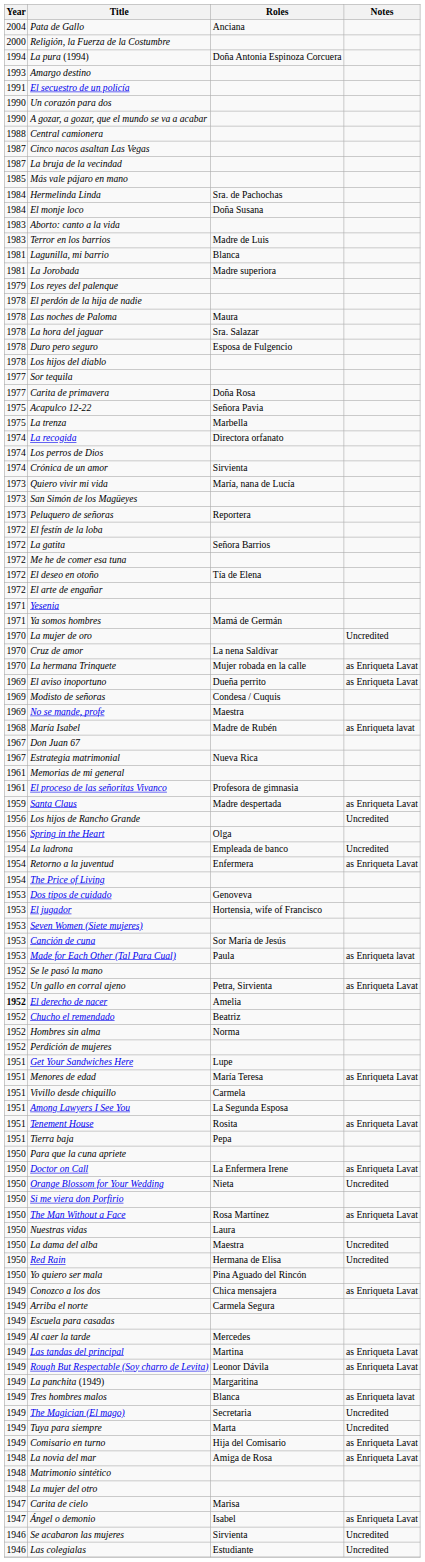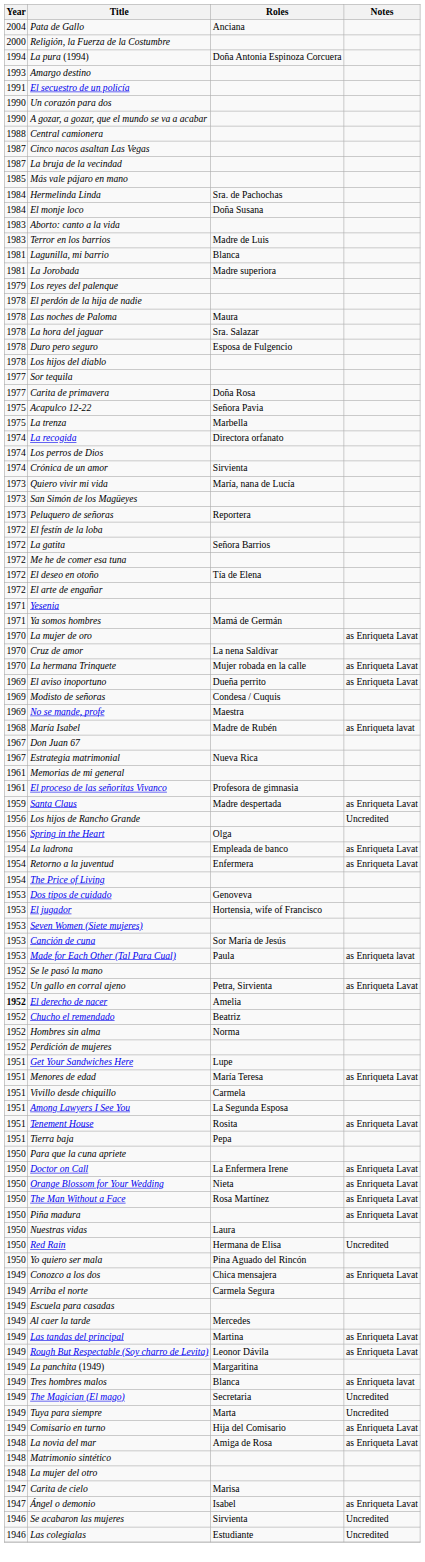(367, 636) Uncredited -> (382, 636) as Enriqueta Lavat
(367, 849) Uncredited -> (382, 849) as Enriqueta Lavat
(367, 1184) Uncredited -> (382, 1184) as Enriqueta Lavat
- row: (77, 1199)
+ row: (55, 1214)
- row: (64, 1245)
